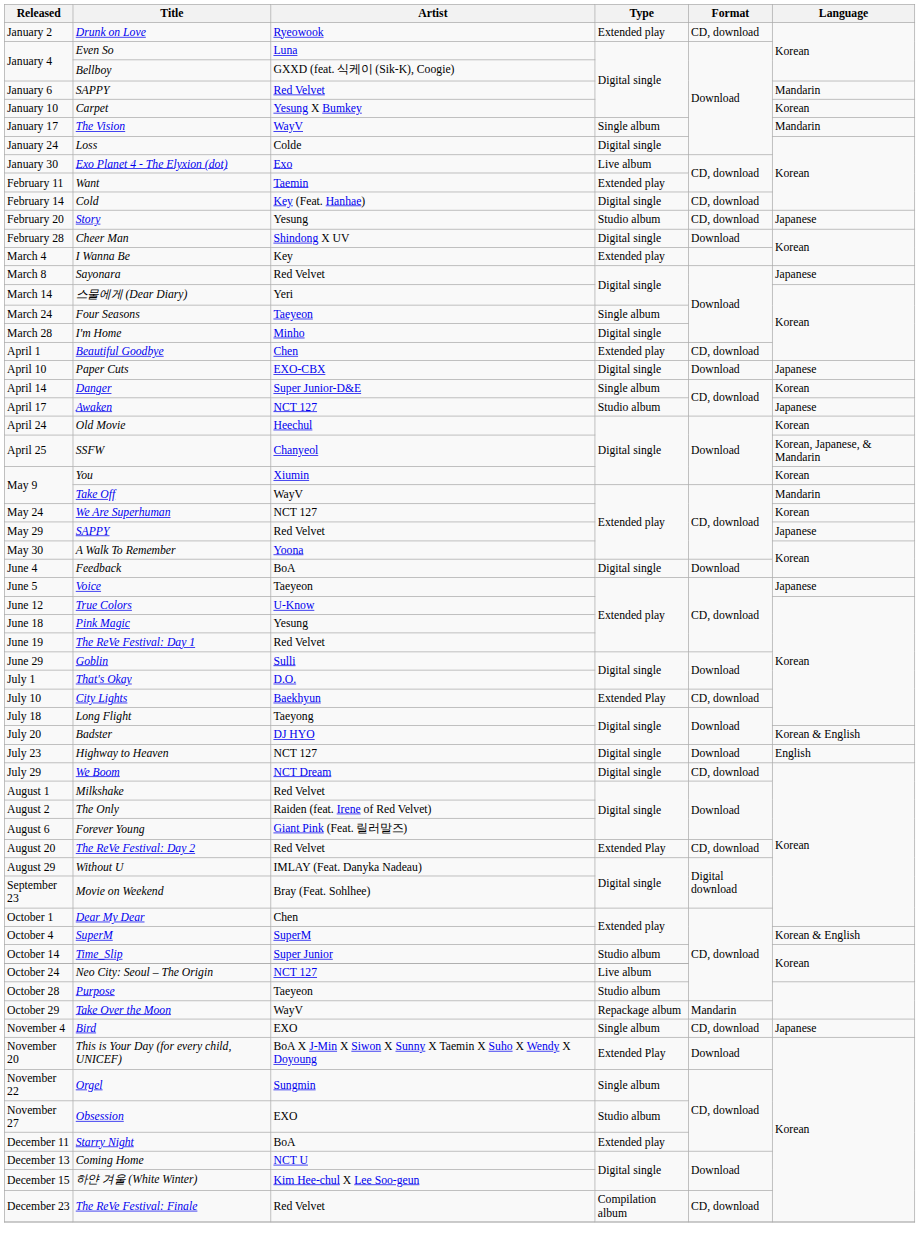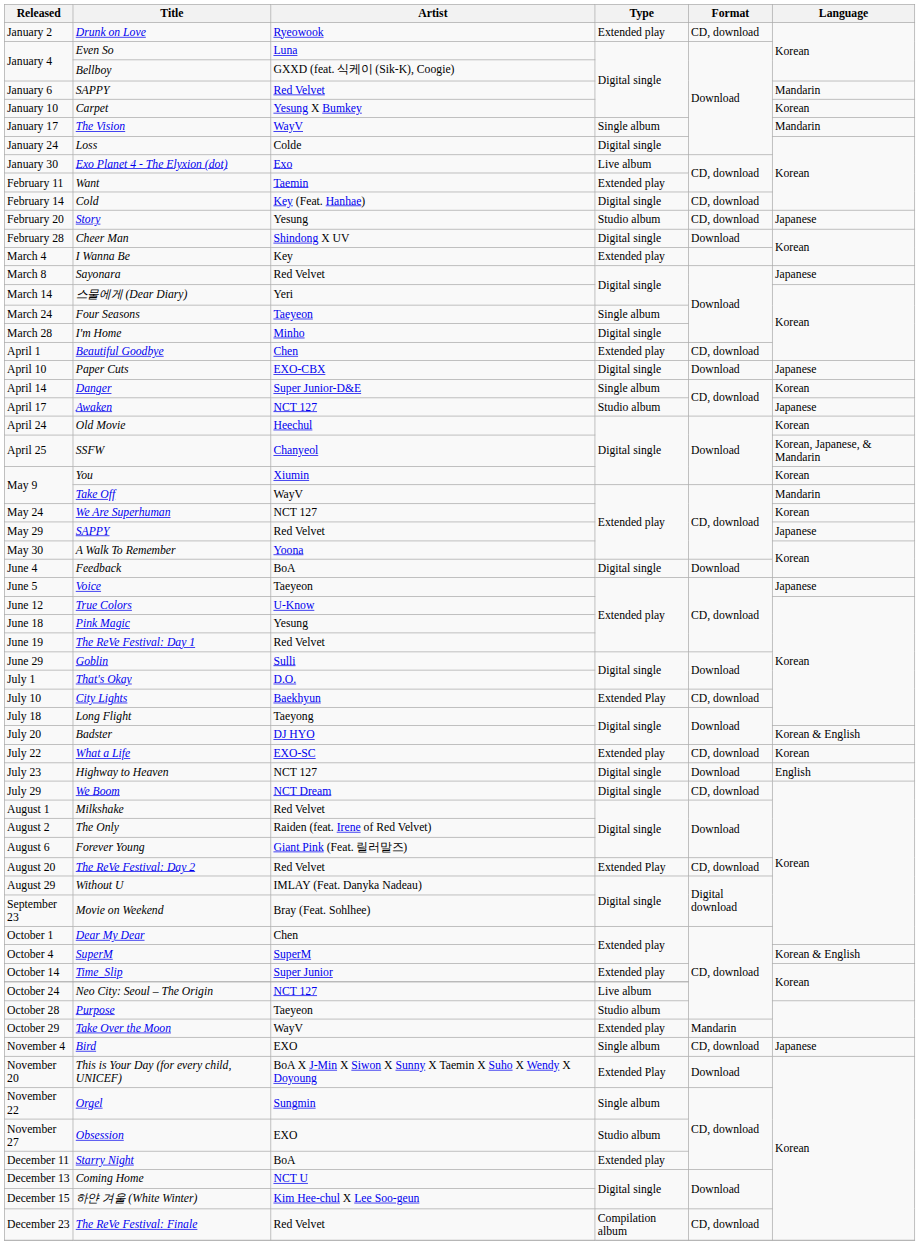+ row: (24, 753)
(629, 954) Studio album -> (631, 972) Extended play
(639, 1009) Repackage album -> (631, 1028) Extended play
